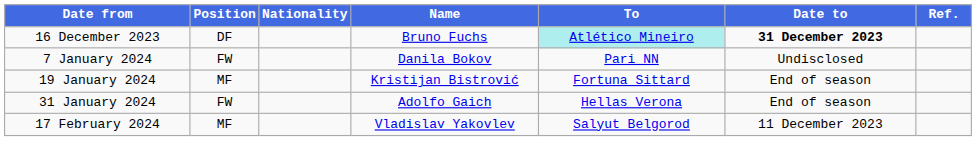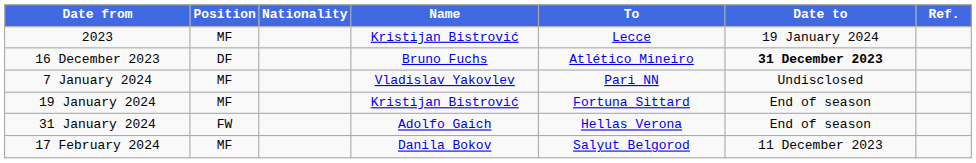+ row: (97, 37)
(632, 37) paleturquoise background -> (632, 59) no background
(225, 59) FW -> (225, 81) MF
(445, 59) Danila Bokov -> (445, 81) Vladislav Yakovlev
(445, 124) Vladislav Yakovlev -> (445, 146) Danila Bokov
